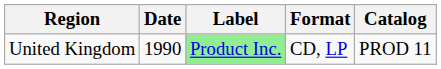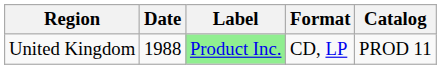(163, 49) 1990 -> (163, 49) 1988
